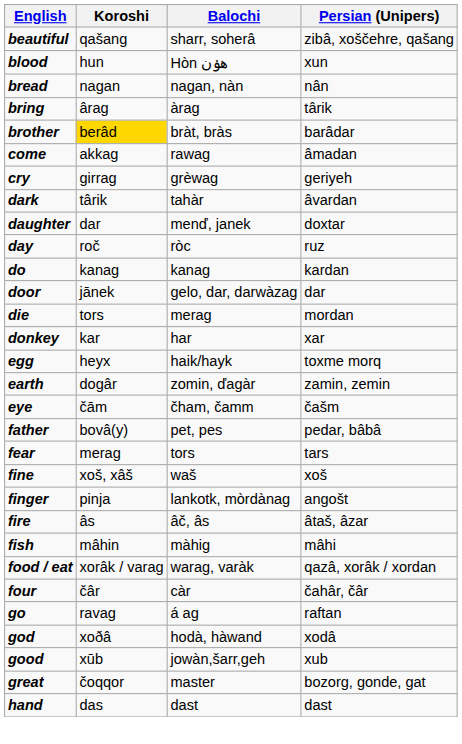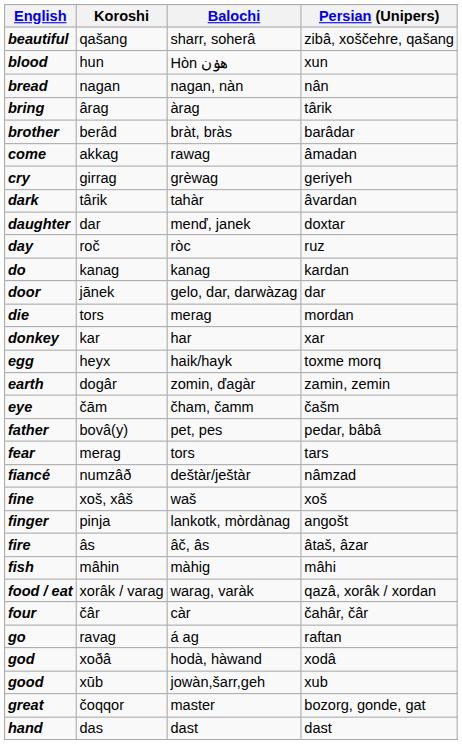(98, 131) gold background -> (98, 131) no background
+ row: (29, 475)
